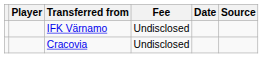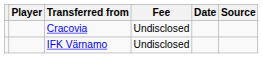rows swapped: (67, 45) <-> (77, 28)
